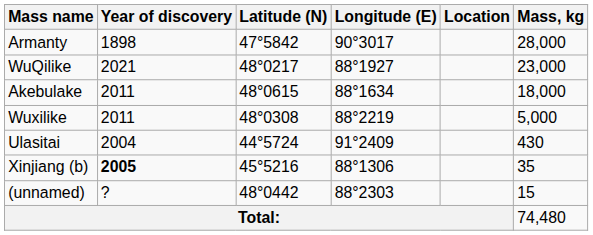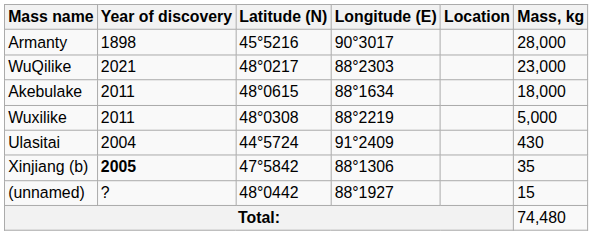(269, 42) 47°5842 -> (269, 42) 45°5216
(364, 67) 88°1927 -> (364, 67) 88°2303
(269, 167) 45°5216 -> (269, 167) 47°5842
(364, 192) 88°2303 -> (364, 192) 88°1927
